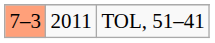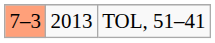(71, 21) 2011 -> (72, 21) 2013
